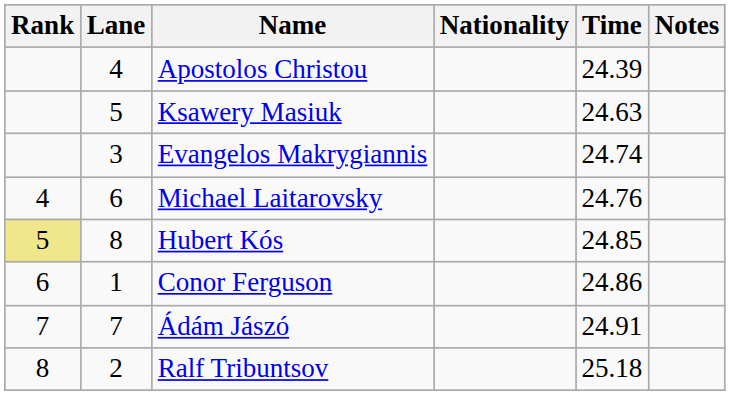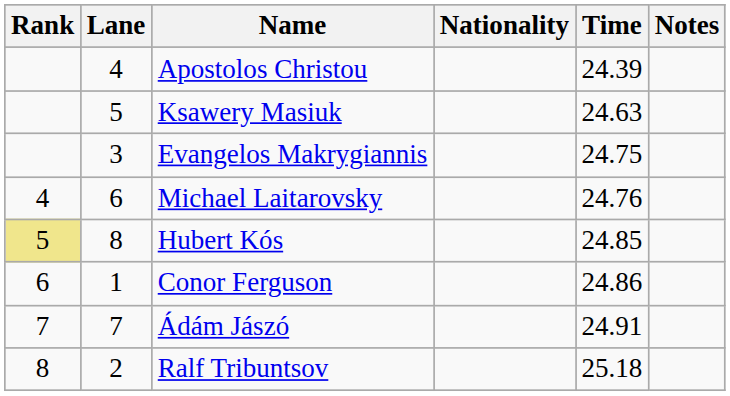(612, 154) 24.74 -> (612, 154) 24.75
